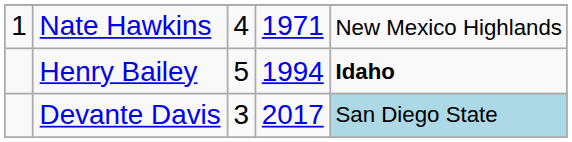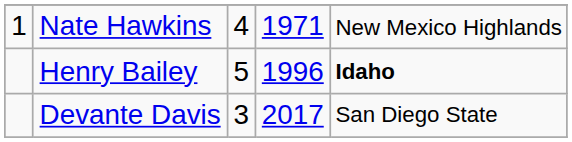(293, 70) 1994 -> (293, 70) 1996
(417, 115) lightblue background -> (417, 115) no background
